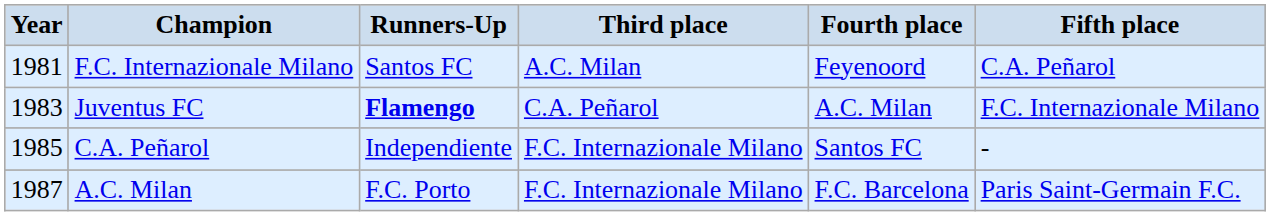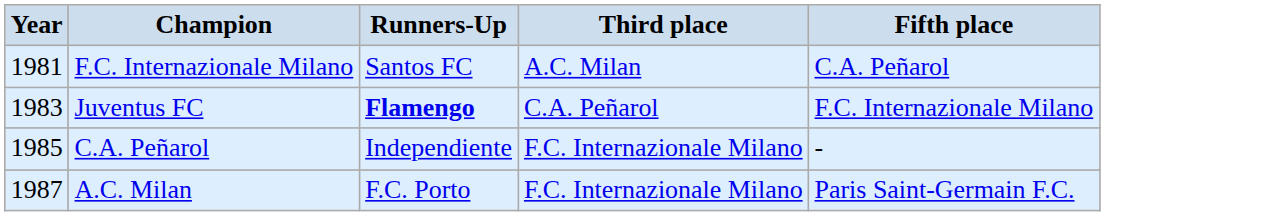- column: (892, 25)
